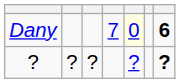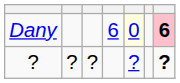(113, 29) 7 -> (113, 29) 6
(164, 29) no background -> (164, 29) pink background
